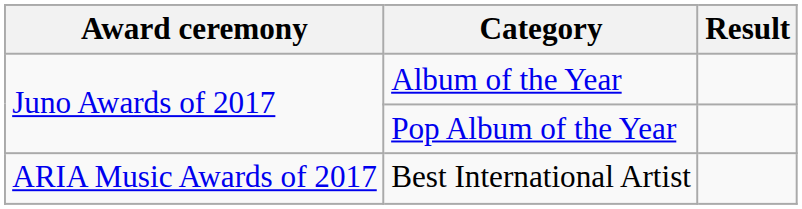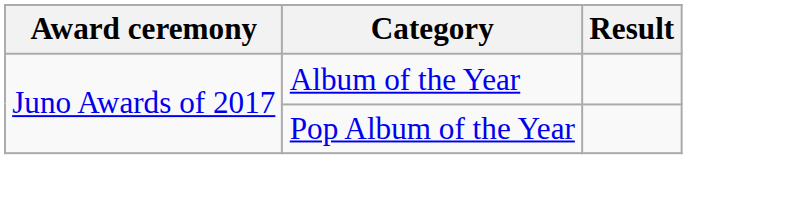- row: (541, 177)
